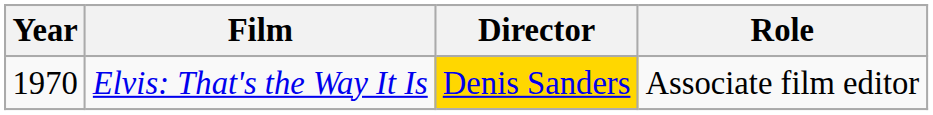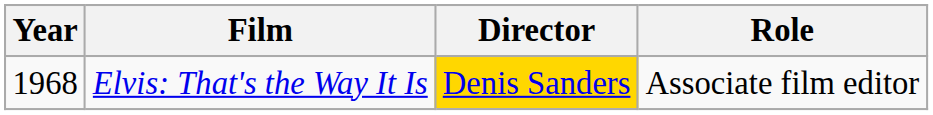(45, 82) 1970 -> (45, 82) 1968
